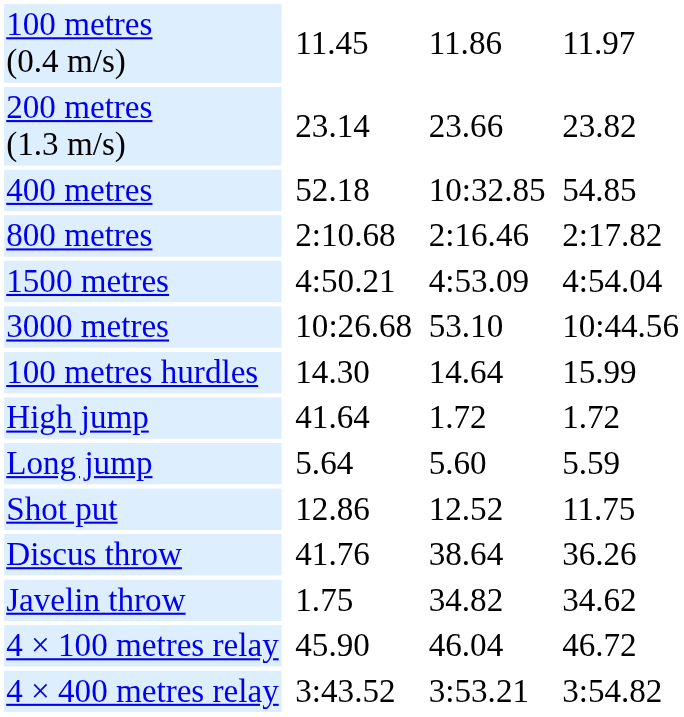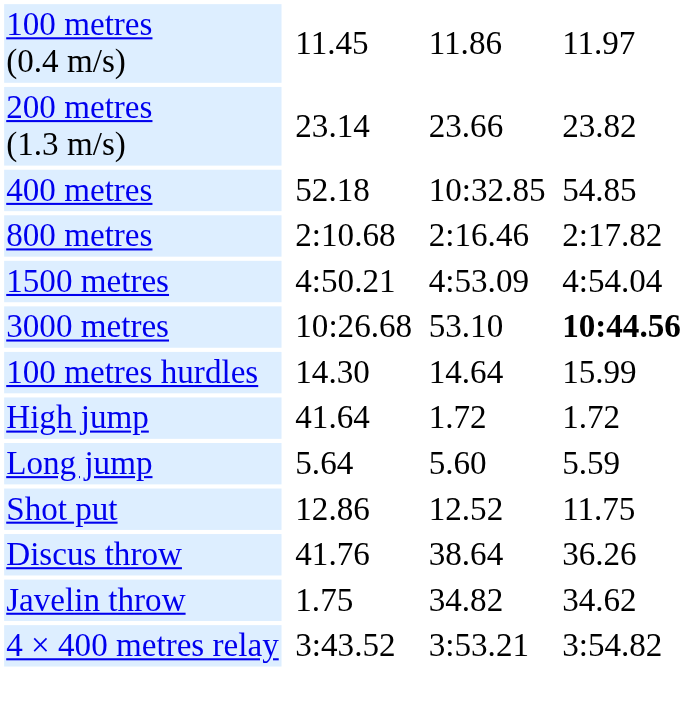(621, 326) normal -> (621, 326) bold
- row: (142, 645)
